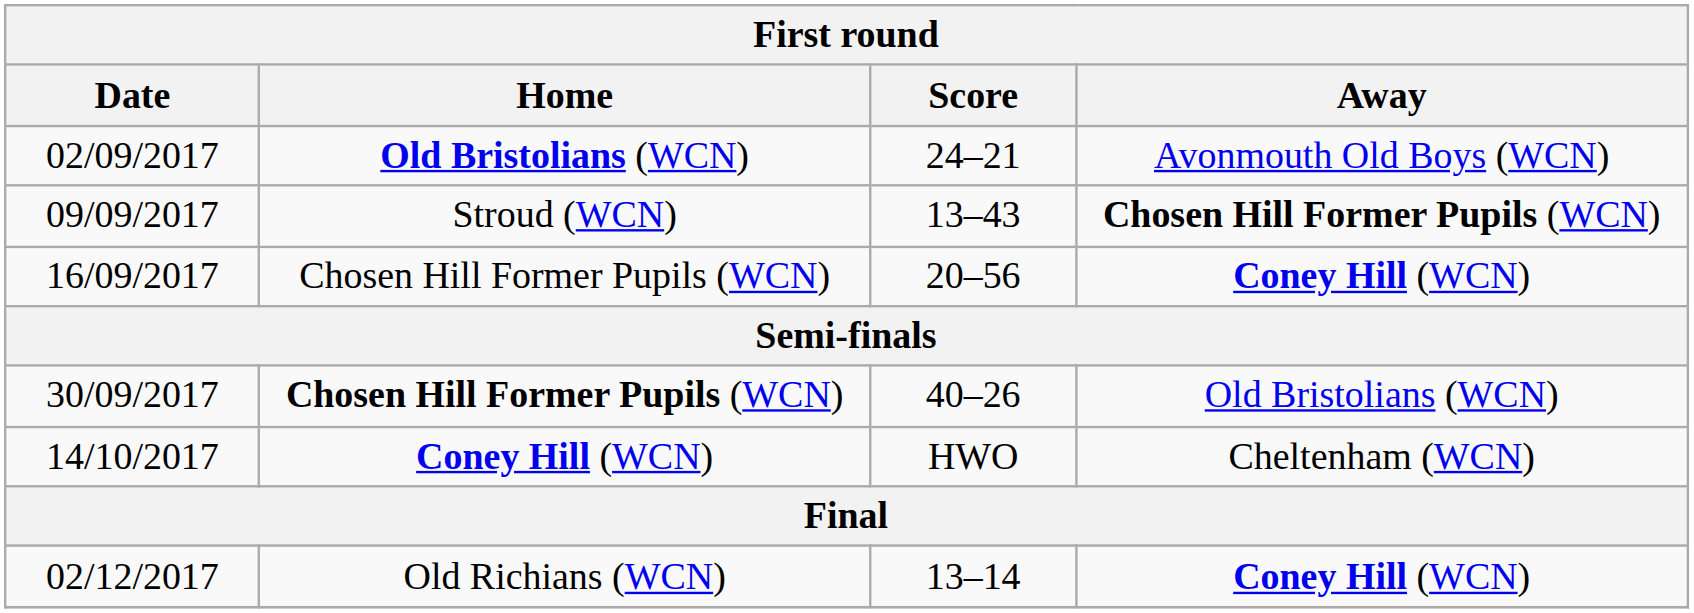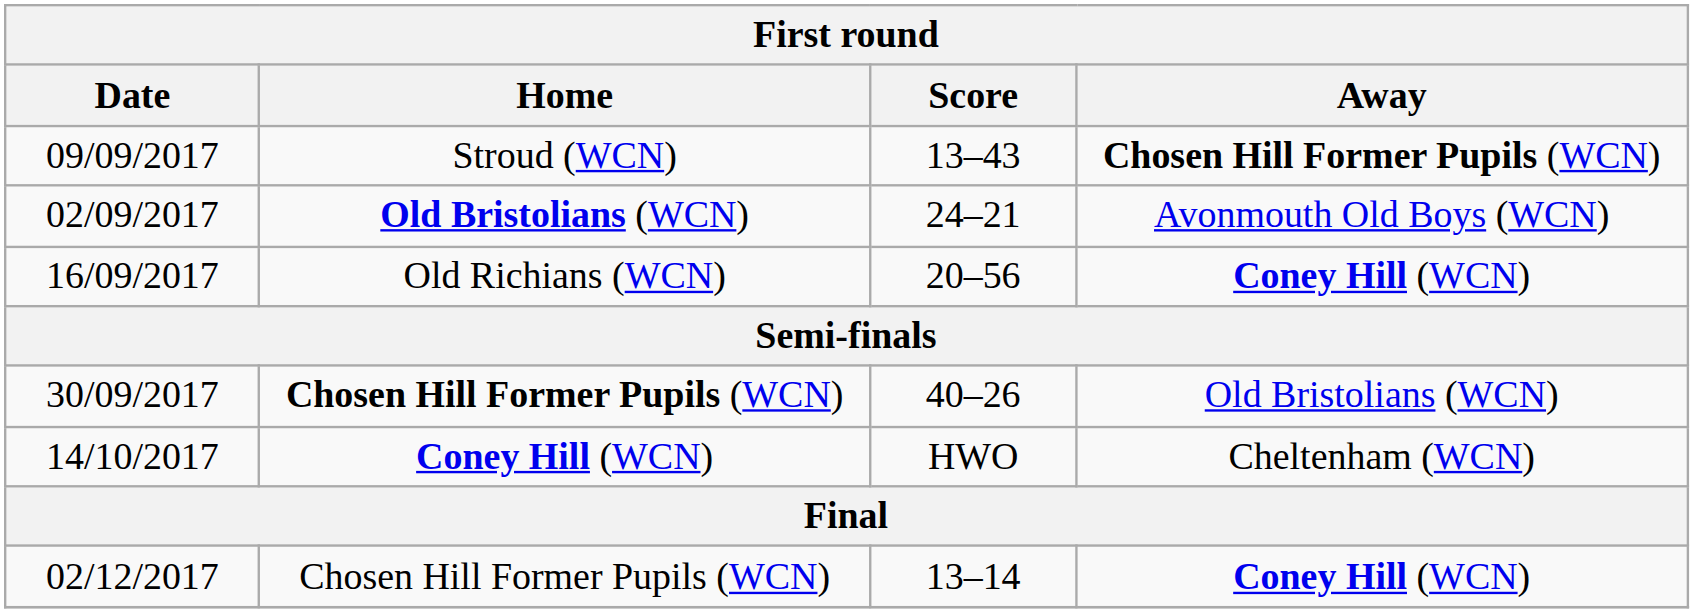rows swapped: (132, 154) <-> (132, 214)
(565, 275) Chosen Hill Former Pupils (WCN) -> (565, 275) Old Richians (WCN)
(565, 575) Old Richians (WCN) -> (565, 575) Chosen Hill Former Pupils (WCN)
